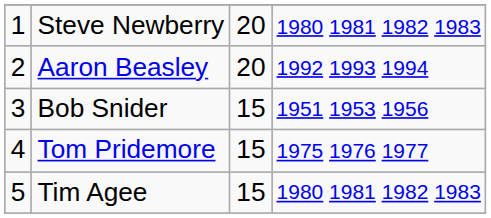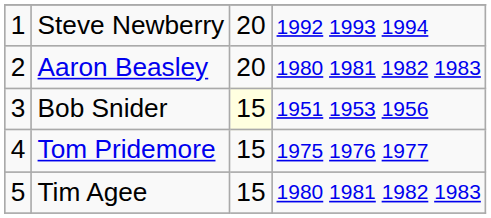(379, 26) 1980 1981 1982 1983 -> (352, 26) 1992 1993 1994
(352, 67) 1992 1993 1994 -> (379, 67) 1980 1981 1982 1983
(251, 108) no background -> (251, 108) lightyellow background
